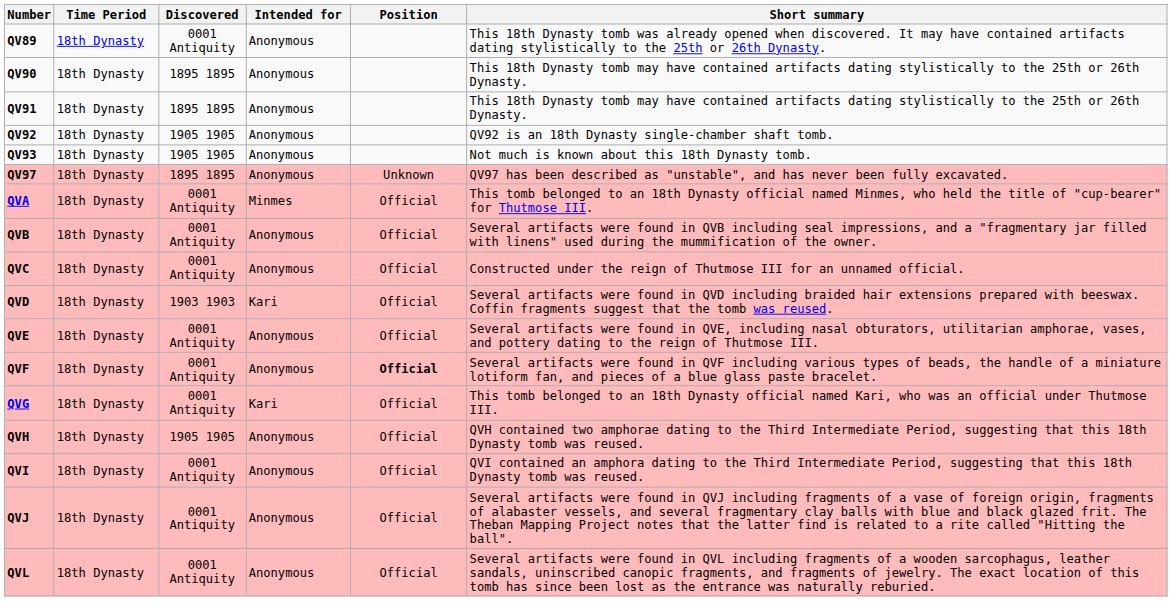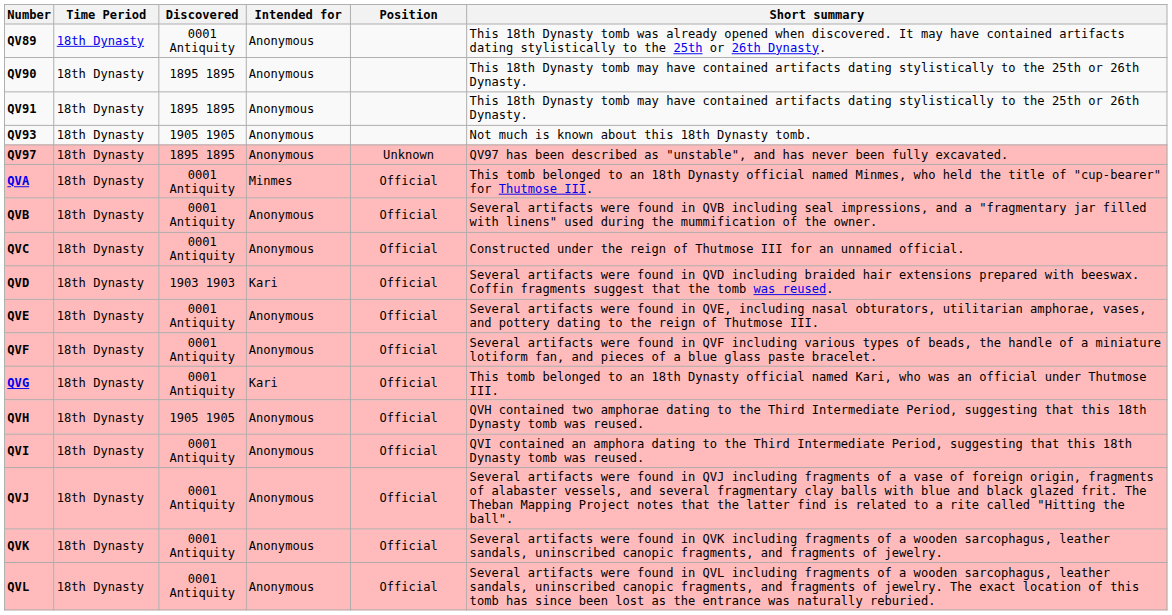- row: (22, 135)
(409, 369) bold -> (409, 350) normal
+ row: (18, 546)
